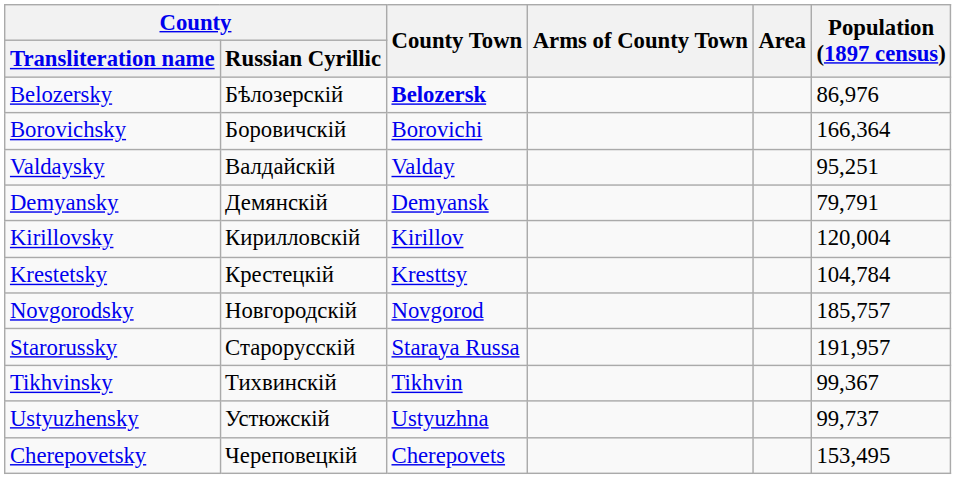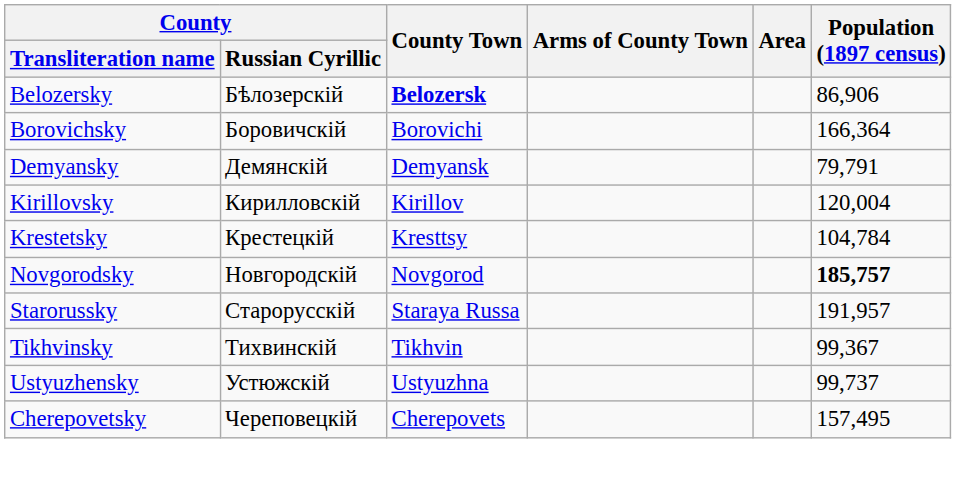(848, 94) 86,976 -> (848, 94) 86,906
- row: (57, 166)
(853, 310) normal -> (853, 274) bold
(853, 454) 153,495 -> (853, 418) 157,495
